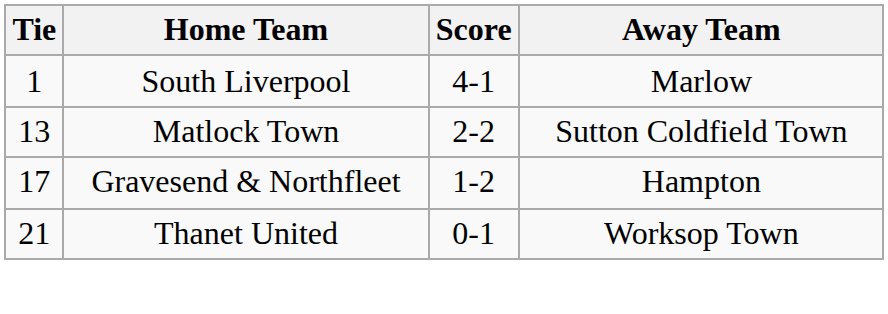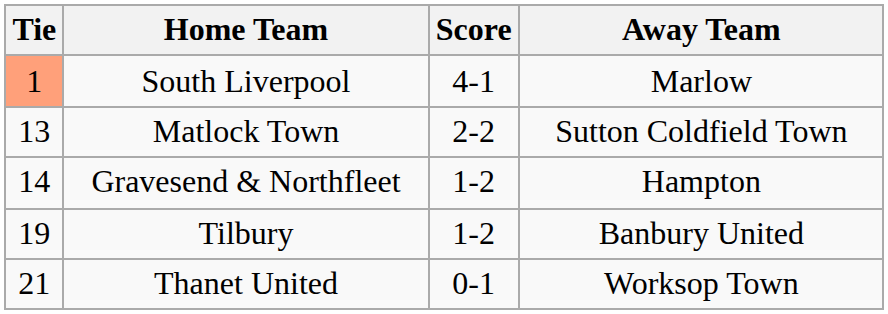(34, 80) no background -> (34, 80) lightsalmon background
(34, 182) 17 -> (34, 182) 14
+ row: (246, 232)
